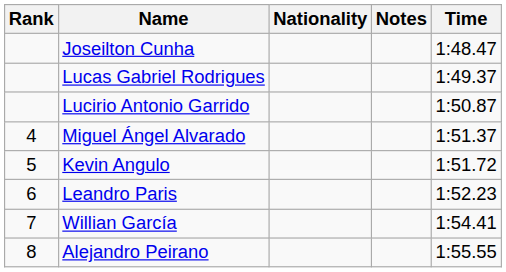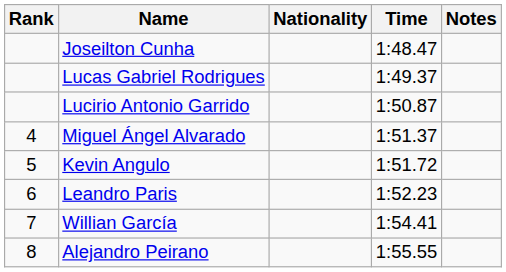columns swapped: (466, 19) <-> (401, 19)
